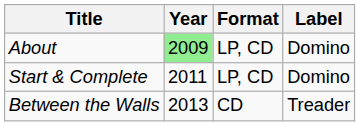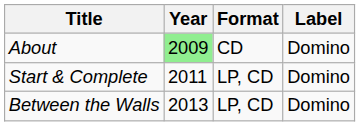(245, 47) LP, CD -> (230, 47) CD
(230, 105) CD -> (245, 105) LP, CD
(319, 105) Treader -> (319, 105) Domino
